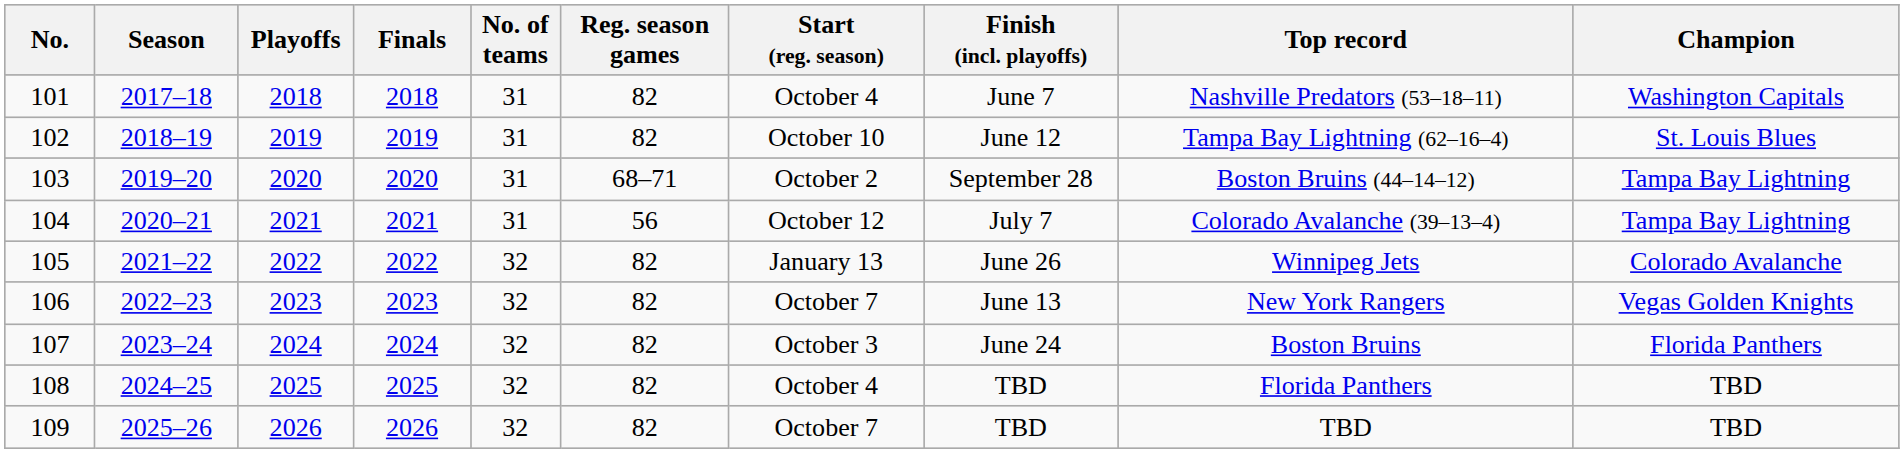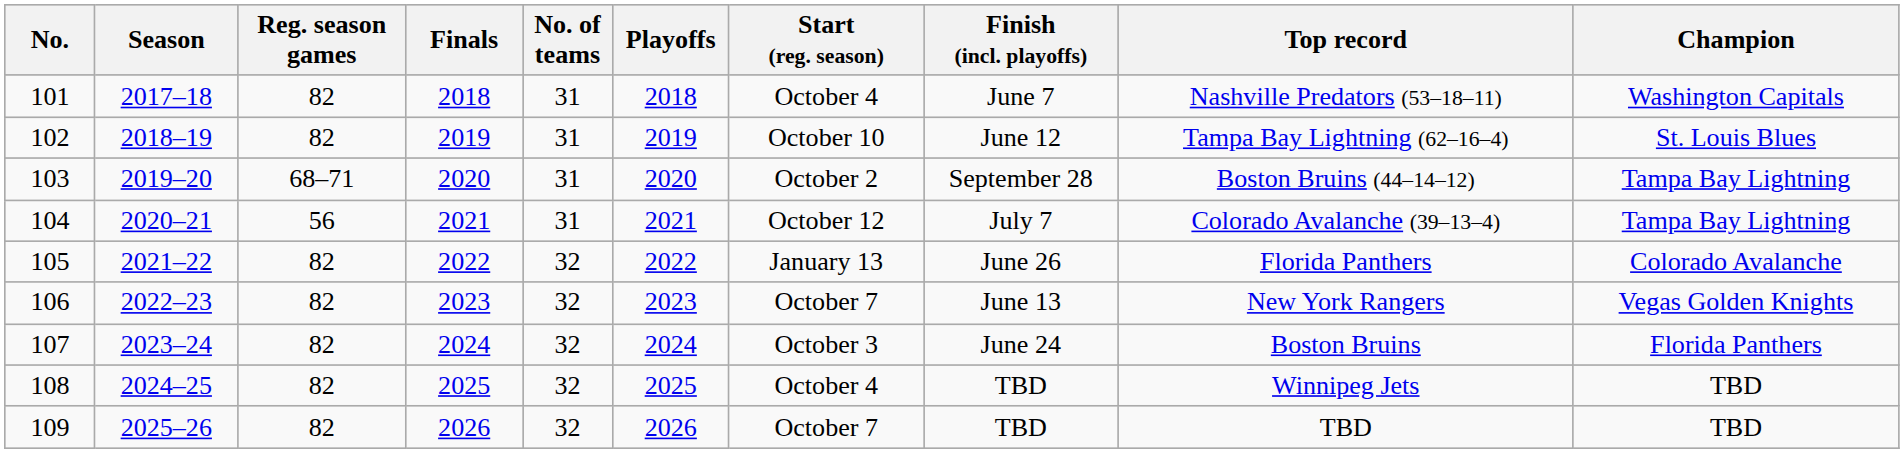columns swapped: (296, 39) <-> (645, 39)
(1346, 261) Winnipeg Jets -> (1346, 261) Florida Panthers
(1346, 385) Florida Panthers -> (1346, 385) Winnipeg Jets
